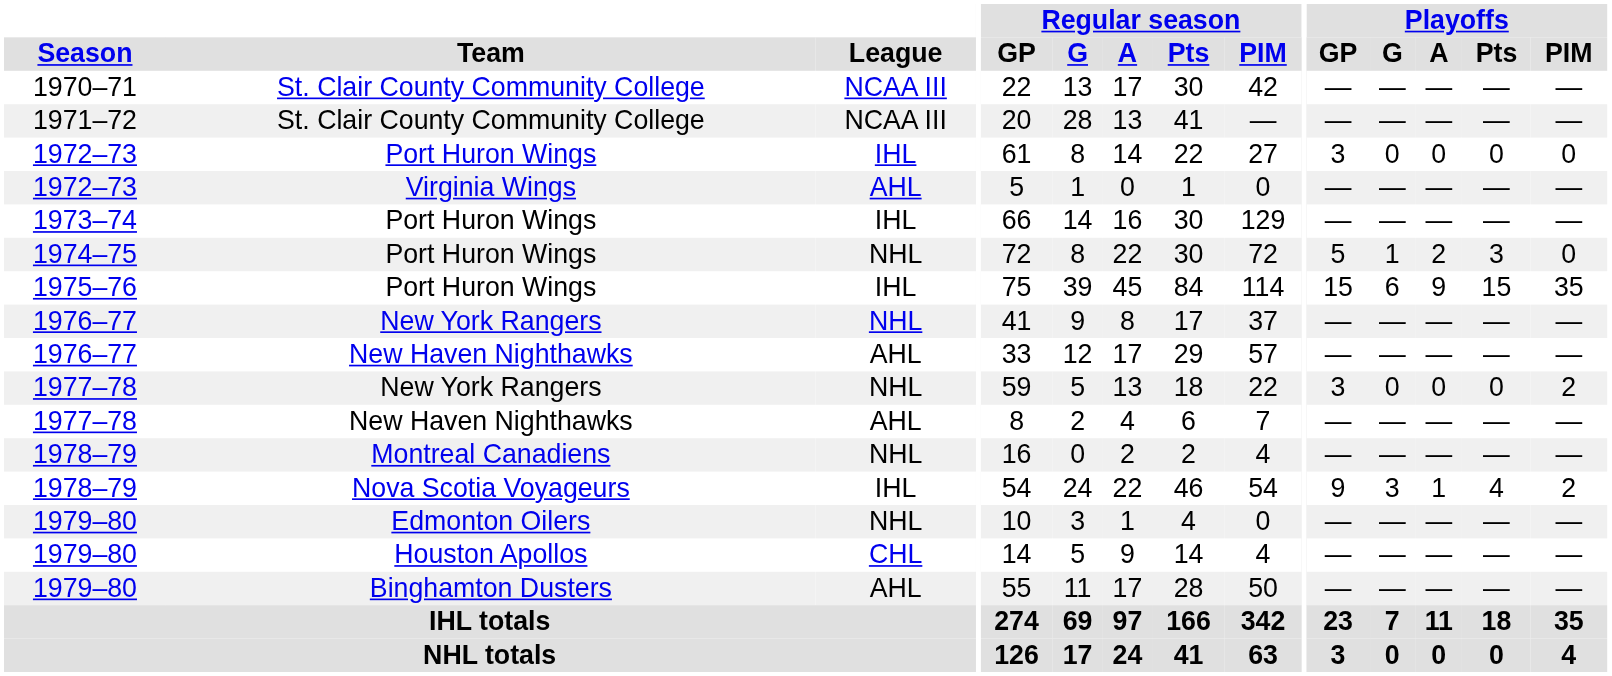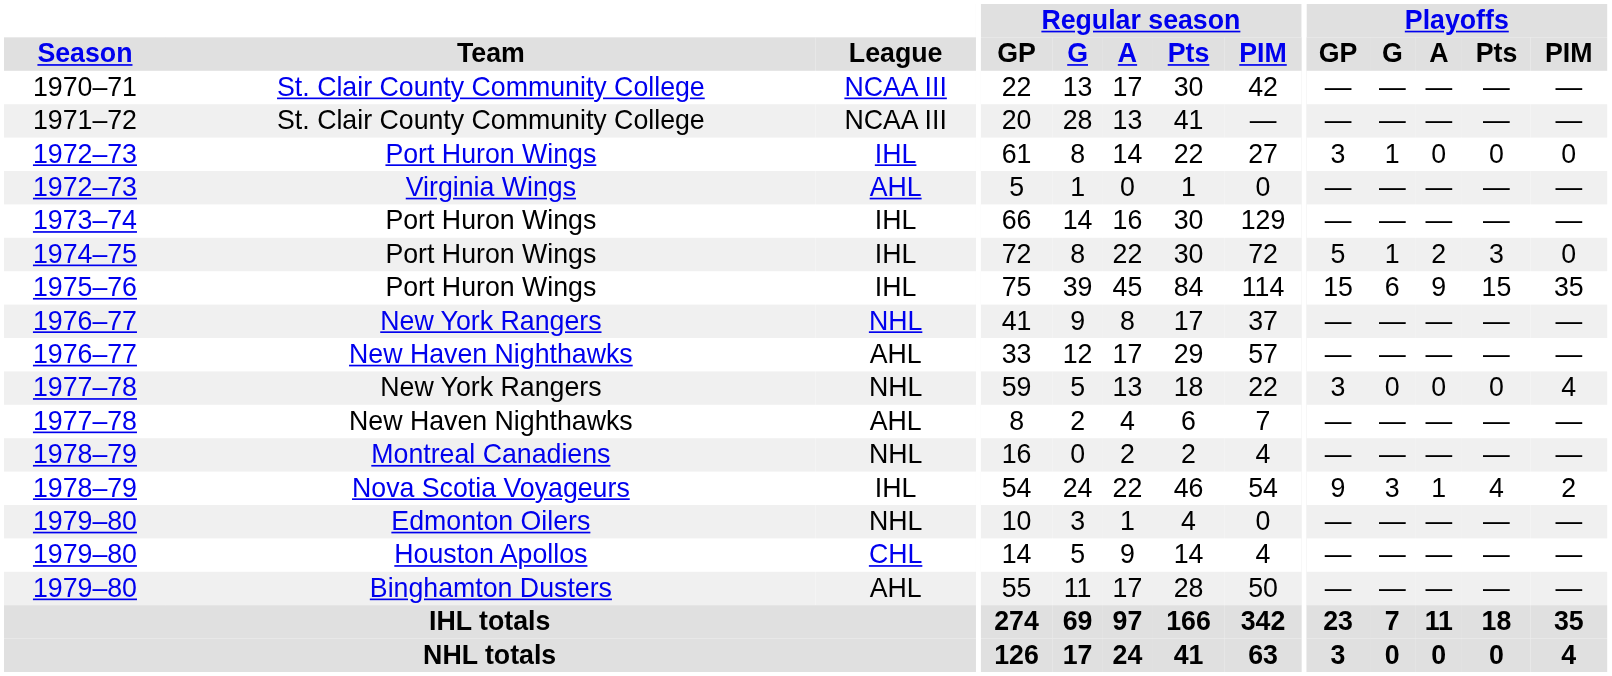(1392, 153) 0 -> (1392, 153) 1
(896, 254) NHL -> (896, 254) IHL
(1569, 387) 2 -> (1569, 387) 4
